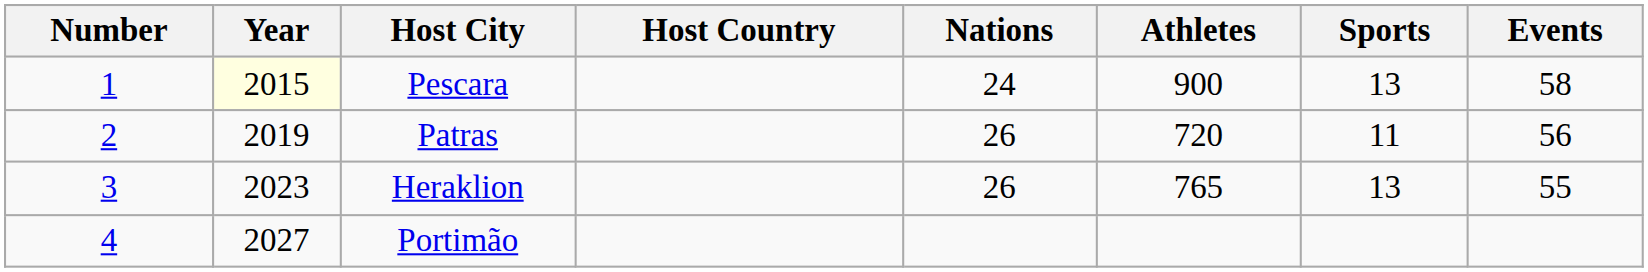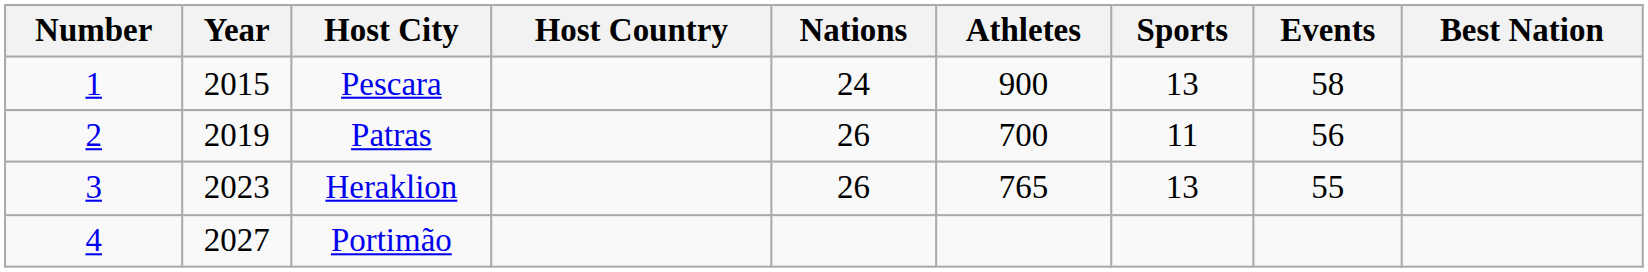+ column: (1522, 30)
(277, 82) lightyellow background -> (237, 82) no background
(1198, 135) 720 -> (1023, 135) 700
